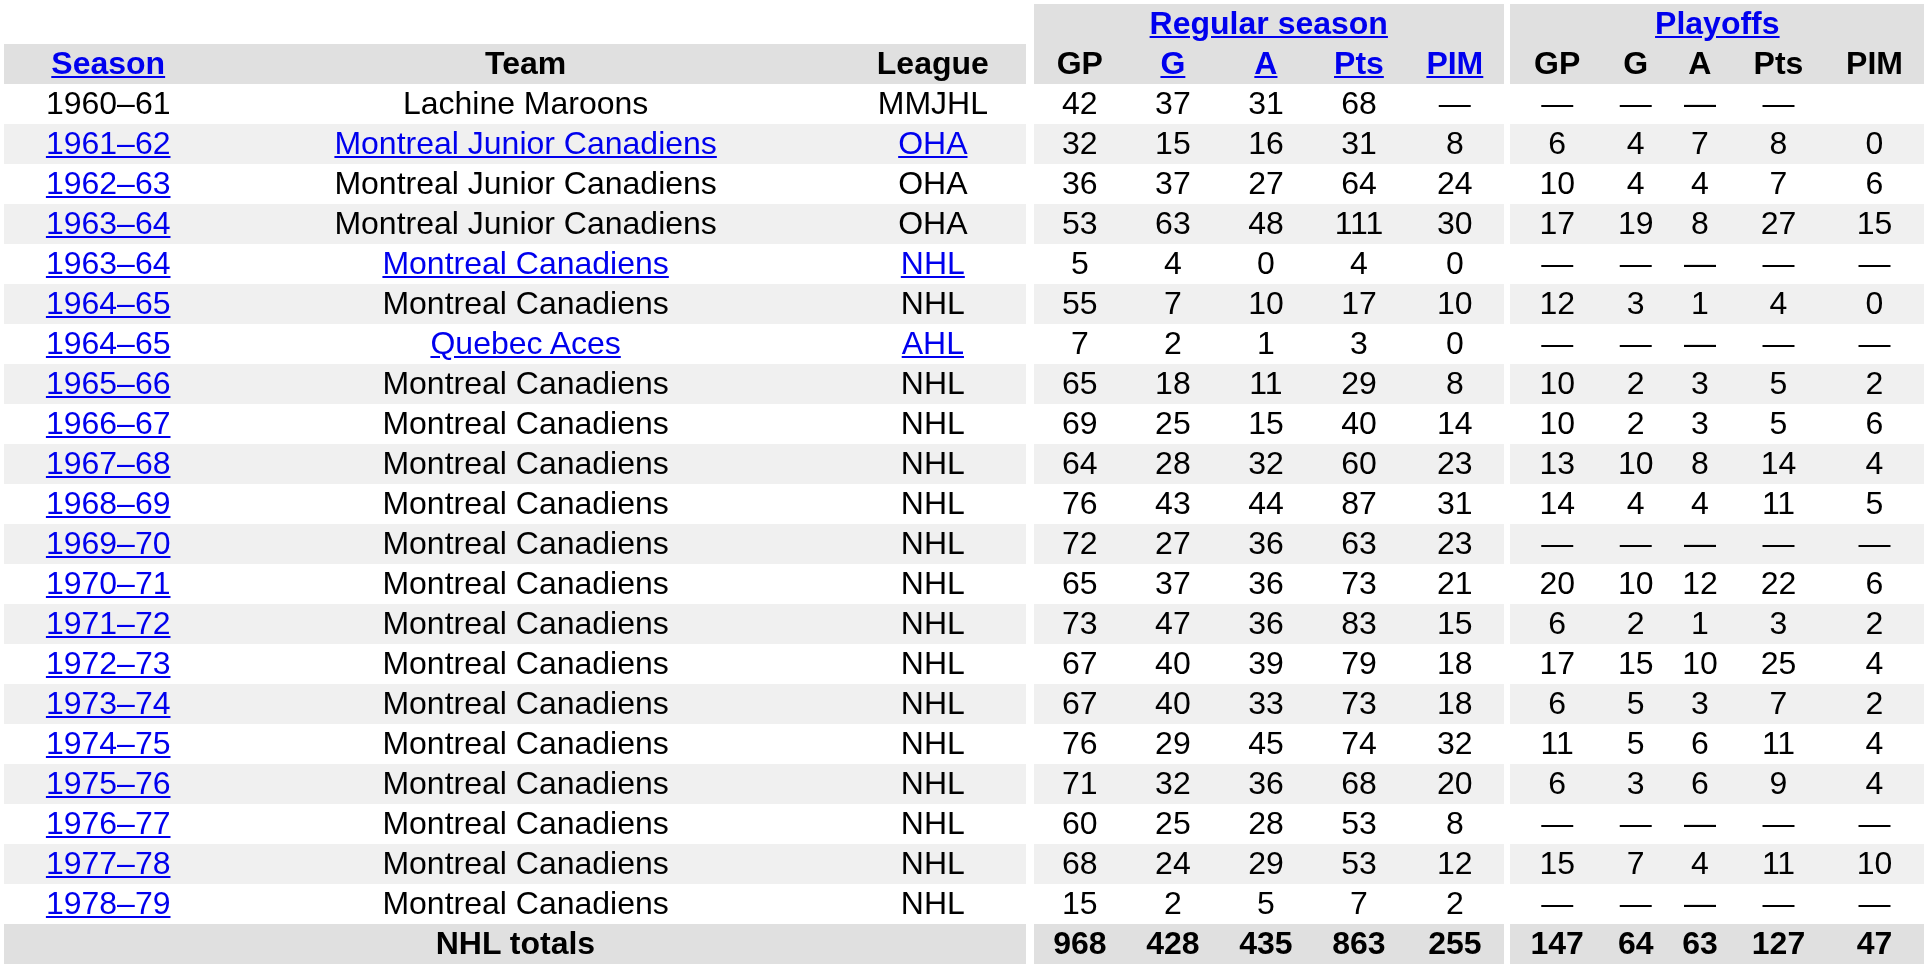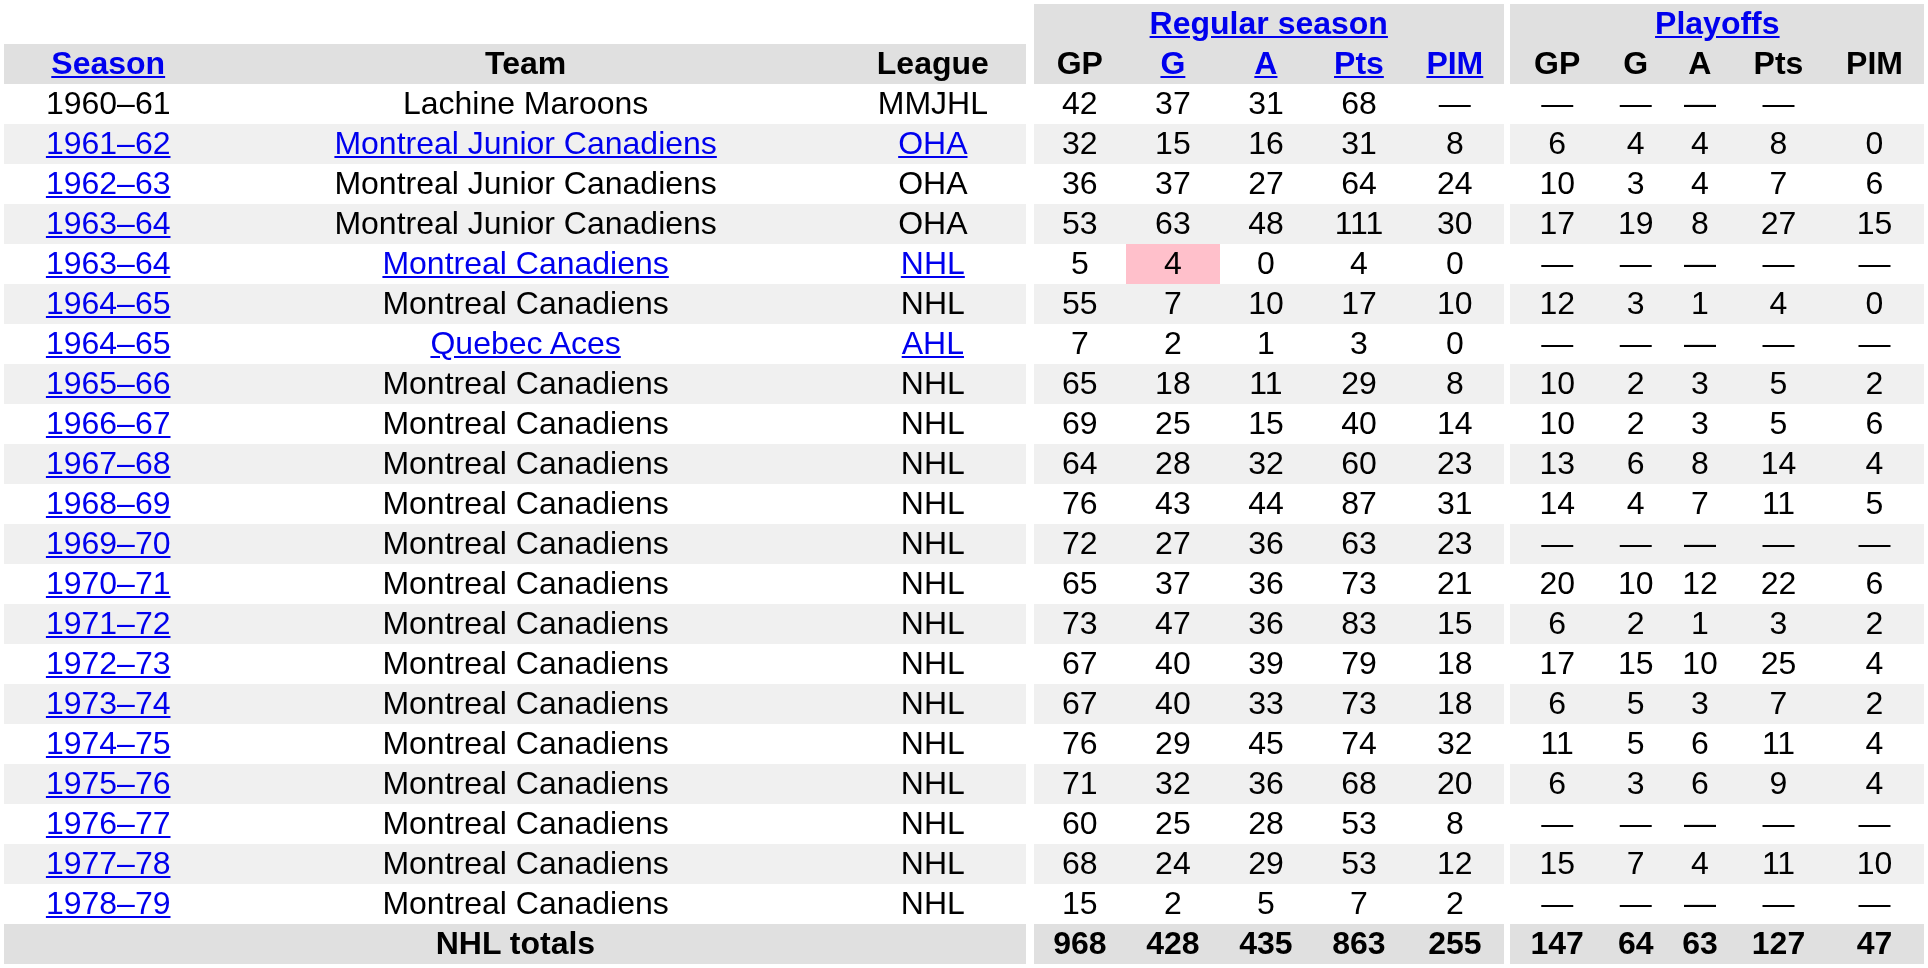(1700, 143) 7 -> (1700, 143) 4
(1636, 183) 4 -> (1636, 183) 3
(1173, 263) no background -> (1173, 263) pink background
(1636, 463) 10 -> (1636, 463) 6
(1700, 503) 4 -> (1700, 503) 7
